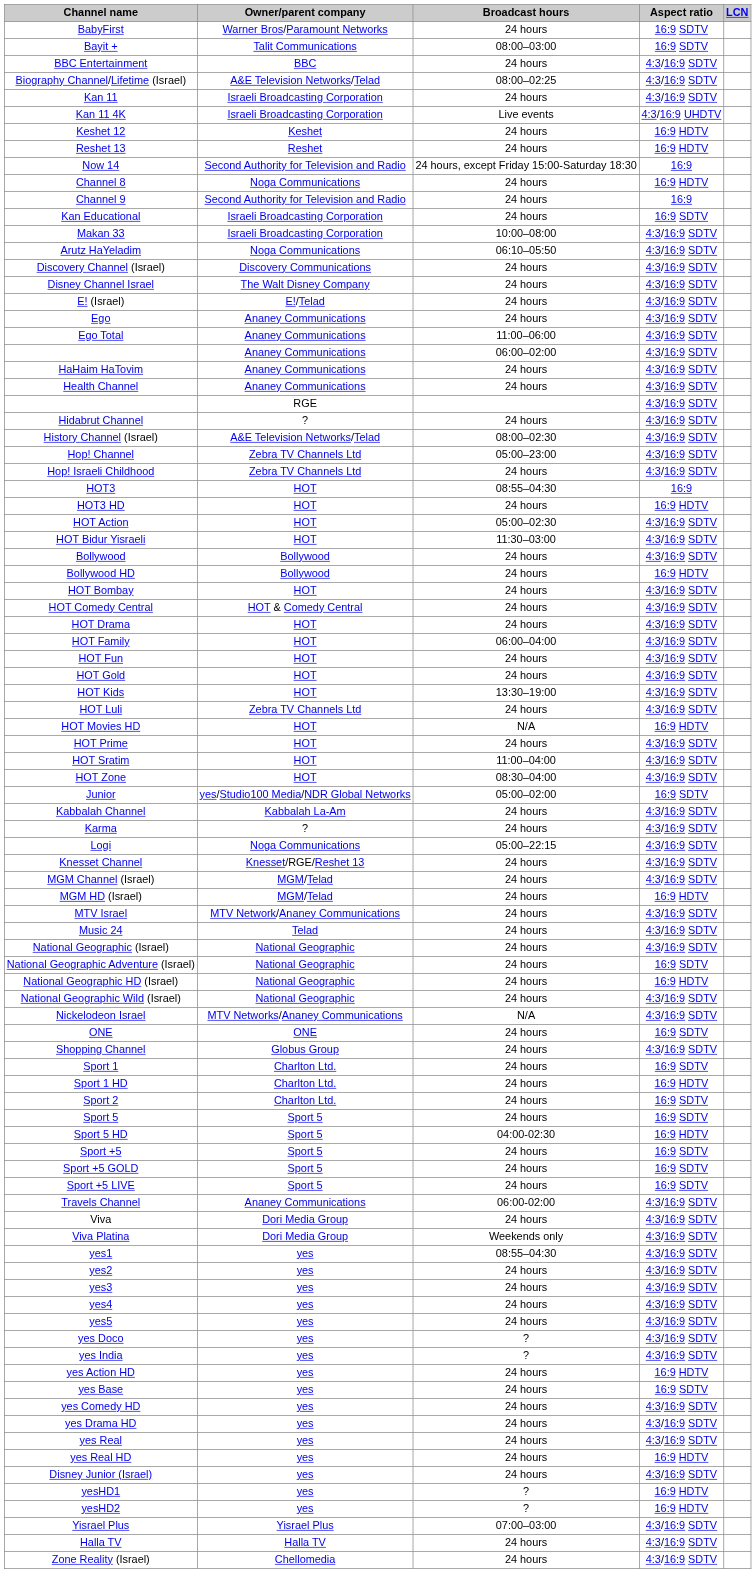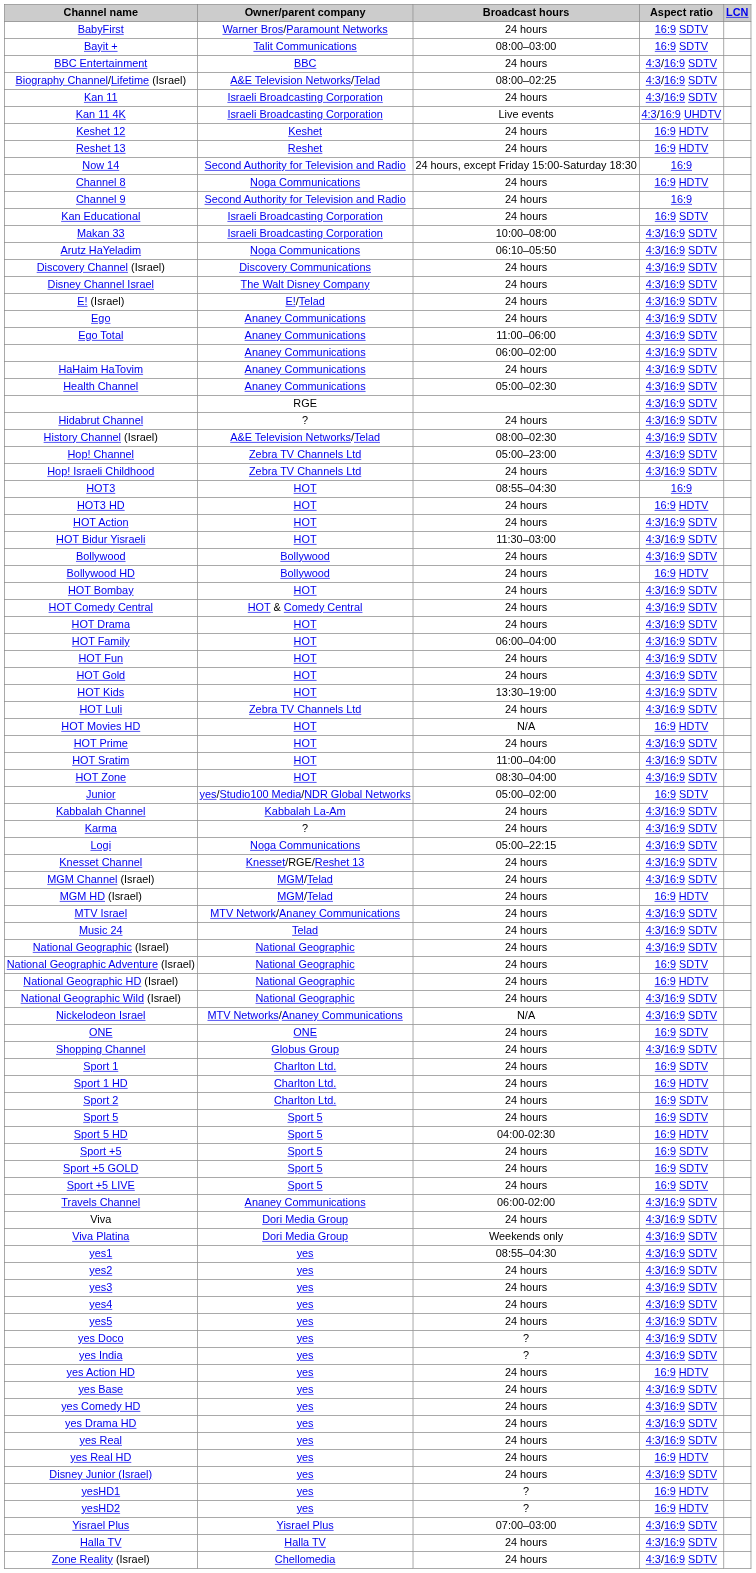(526, 386) 24 hours -> (526, 386) 05:00–02:30
(526, 523) 05:00–02:30 -> (526, 523) 24 hours
(681, 1390) 16:9 SDTV -> (681, 1390) 4:3/16:9 SDTV
